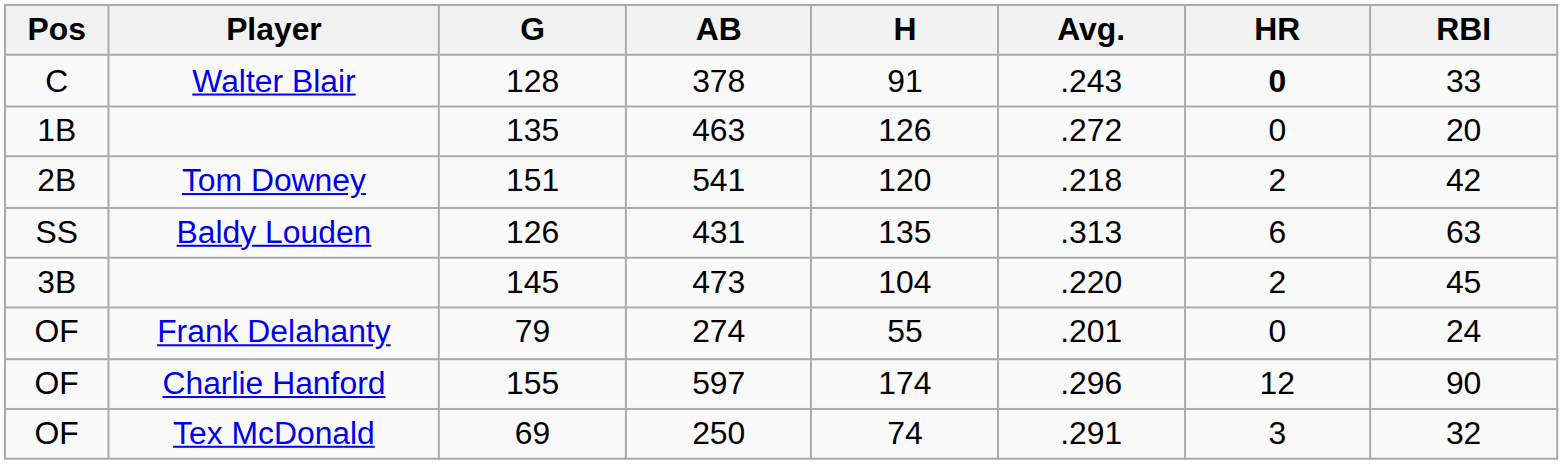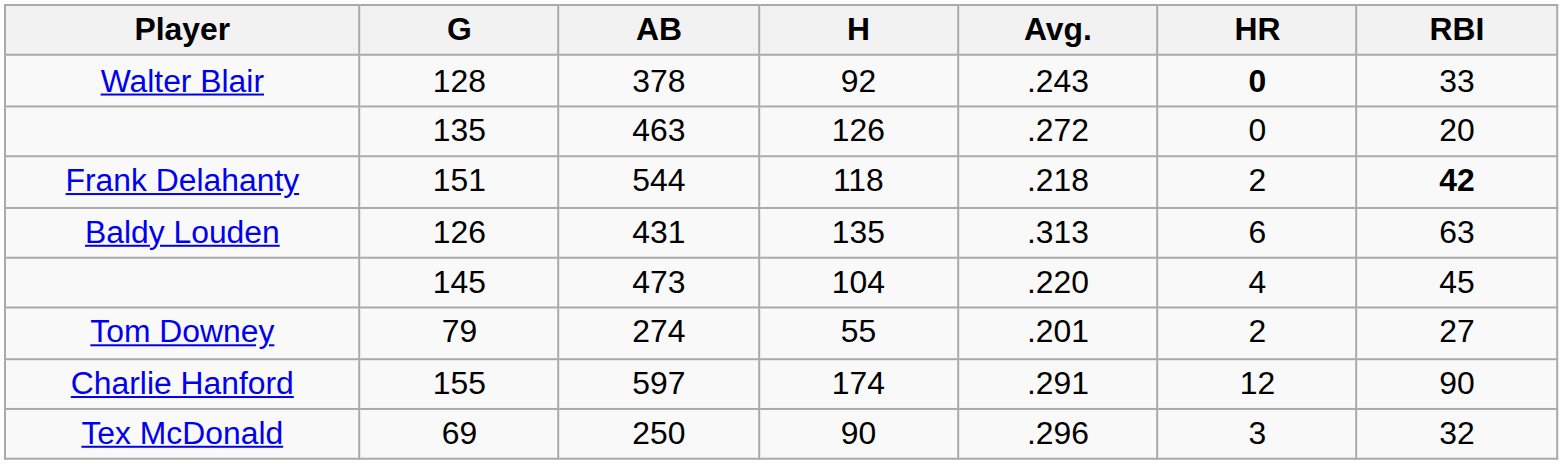- column: (57, 29)
(905, 80) 91 -> (858, 80) 92
(274, 181) Tom Downey -> (182, 181) Frank Delahanty
(719, 181) 541 -> (659, 181) 544
(905, 181) 120 -> (858, 181) 118
(1464, 181) normal -> (1457, 181) bold
(1277, 282) 2 -> (1257, 282) 4
(274, 332) Frank Delahanty -> (182, 332) Tom Downey
(1277, 332) 0 -> (1257, 332) 2
(1464, 332) 24 -> (1457, 332) 27
(1091, 383) .296 -> (1058, 383) .291
(905, 433) 74 -> (858, 433) 90
(1091, 433) .291 -> (1058, 433) .296
